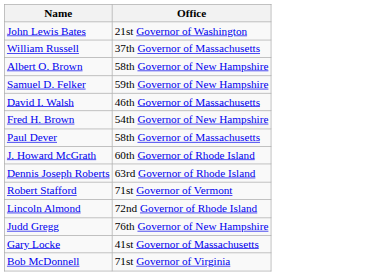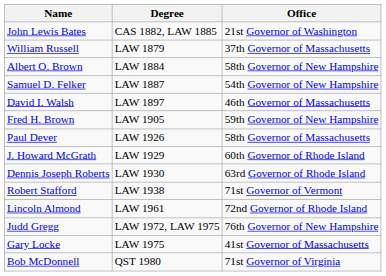+ column: (167, 13)
(192, 84) 59th Governor of New Hampshire -> (302, 84) 54th Governor of New Hampshire
(192, 119) 54th Governor of New Hampshire -> (302, 119) 59th Governor of New Hampshire
